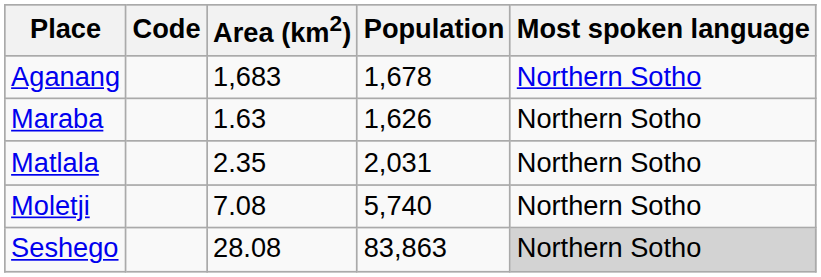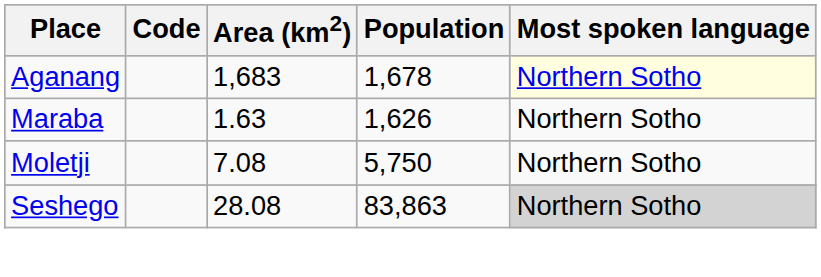(609, 76) no background -> (609, 76) lightyellow background
- row: (55, 162)
(398, 205) 5,740 -> (398, 162) 5,750
